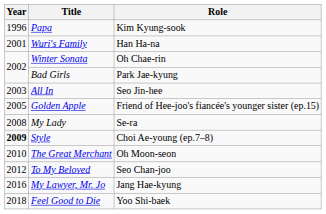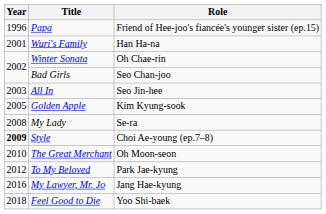(151, 28) Kim Kyung-sook -> (218, 28) Friend of Hee-joo's fiancée's younger sister (ep.15)
(147, 75) Park Jae-kyung -> (144, 75) Seo Chan-joo
(218, 106) Friend of Hee-joo's fiancée's younger sister (ep.15) -> (151, 106) Kim Kyung-sook
(144, 169) Seo Chan-joo -> (147, 169) Park Jae-kyung
